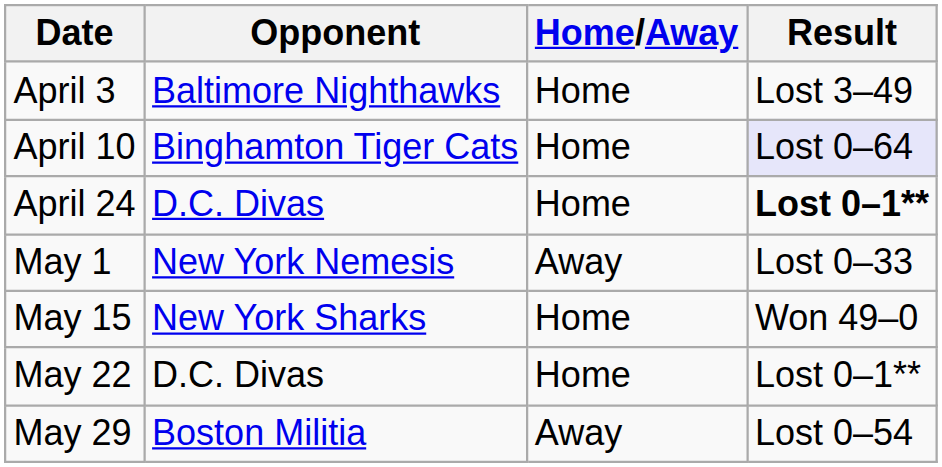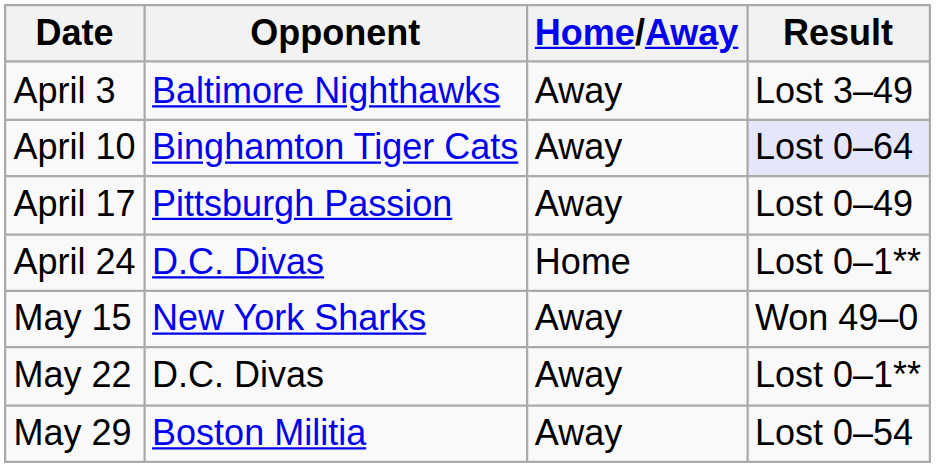(583, 90) Home -> (579, 90) Away
(583, 147) Home -> (579, 147) Away
+ row: (74, 204)
(842, 204) bold -> (838, 261) normal
- row: (62, 261)
(583, 318) Home -> (579, 318) Away
(583, 375) Home -> (579, 375) Away
